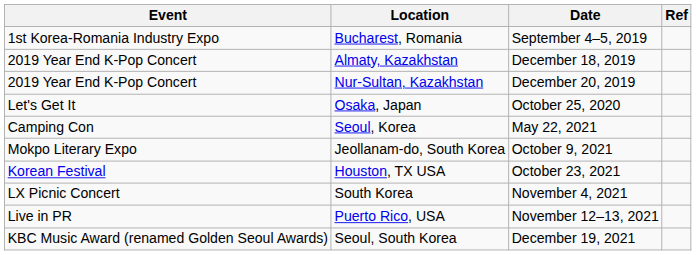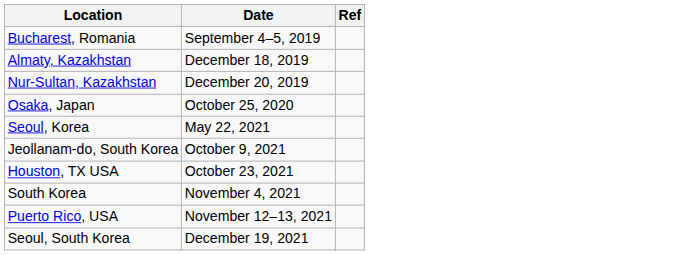- column: (168, 15)
